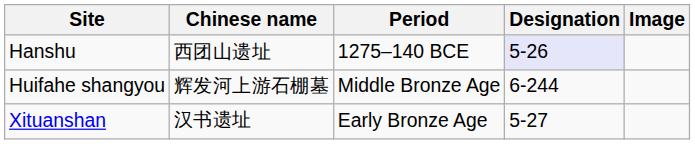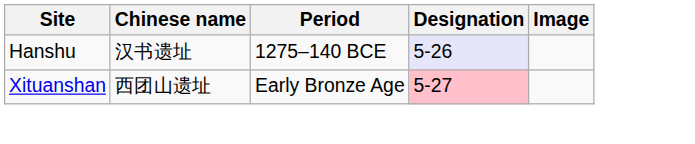(222, 51) 西团山遗址 -> (154, 51) 汉书遗址
- row: (87, 86)
(213, 120) 汉书遗址 -> (163, 86) 西团山遗址
(529, 121) no background -> (433, 86) pink background
